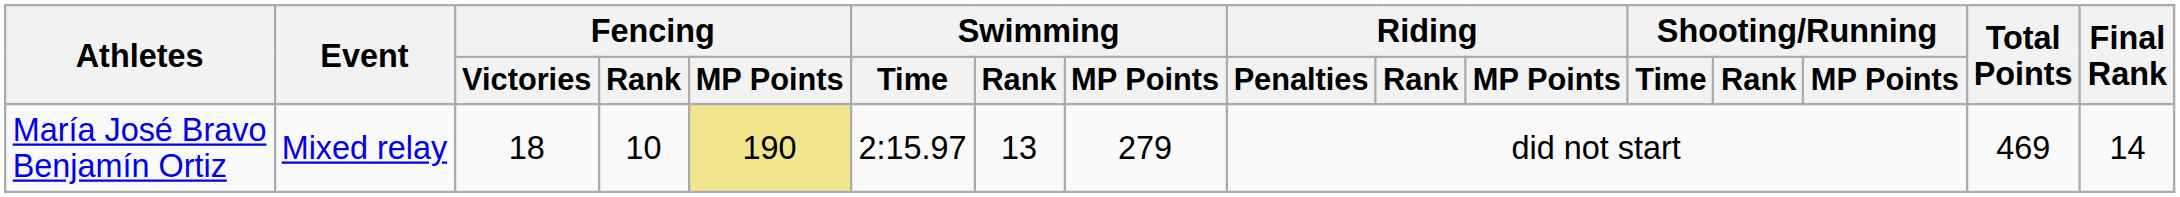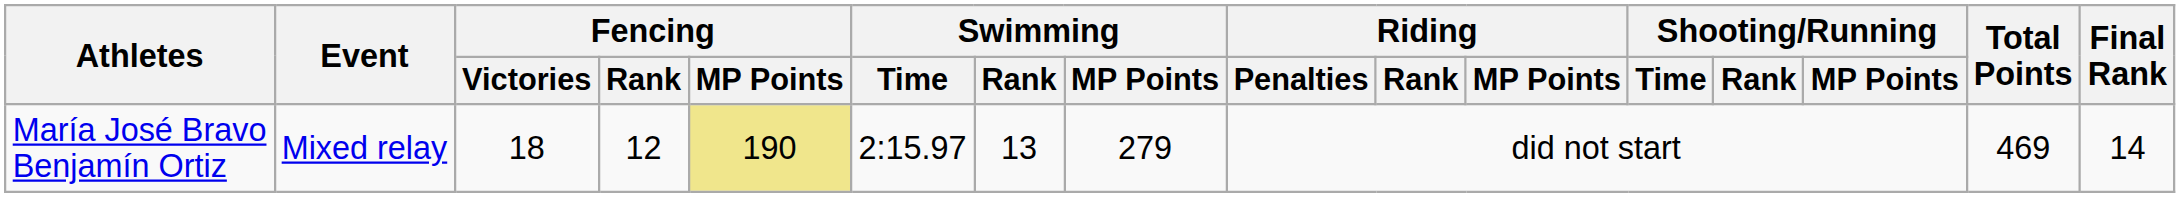(643, 149) 10 -> (643, 149) 12
